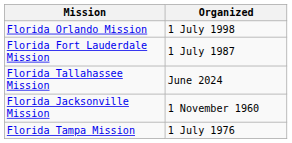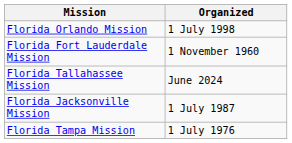(201, 52) 1 July 1987 -> (213, 52) 1 November 1960
(213, 108) 1 November 1960 -> (201, 108) 1 July 1987
